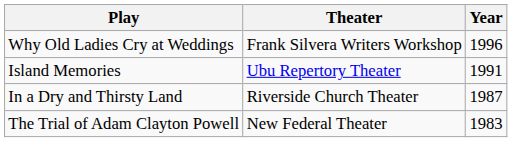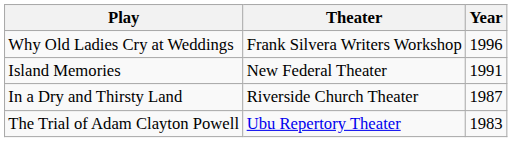(324, 70) Ubu Repertory Theater -> (317, 70) New Federal Theater
(317, 123) New Federal Theater -> (324, 123) Ubu Repertory Theater
